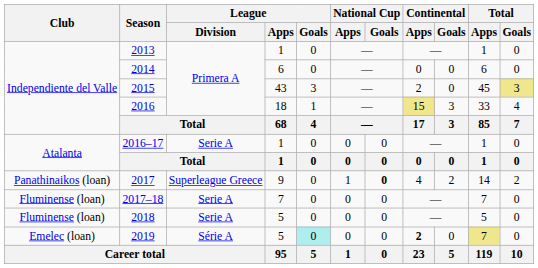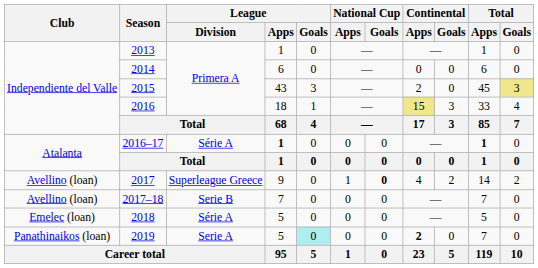(216, 143) Serie A -> (216, 143) Série A
(281, 143) normal -> (281, 143) bold
(484, 143) normal -> (484, 143) bold
(62, 180) Panathinaikos (loan) -> (62, 180) Avellino (loan)
(62, 198) Fluminense (loan) -> (62, 198) Avellino (loan)
(216, 198) Serie A -> (216, 198) Serie B
(62, 217) Fluminense (loan) -> (62, 217) Emelec (loan)
(216, 217) Serie A -> (216, 217) Série A
(62, 236) Emelec (loan) -> (62, 236) Panathinaikos (loan)
(216, 236) Série A -> (216, 236) Serie A
(484, 236) khaki background -> (484, 236) no background
